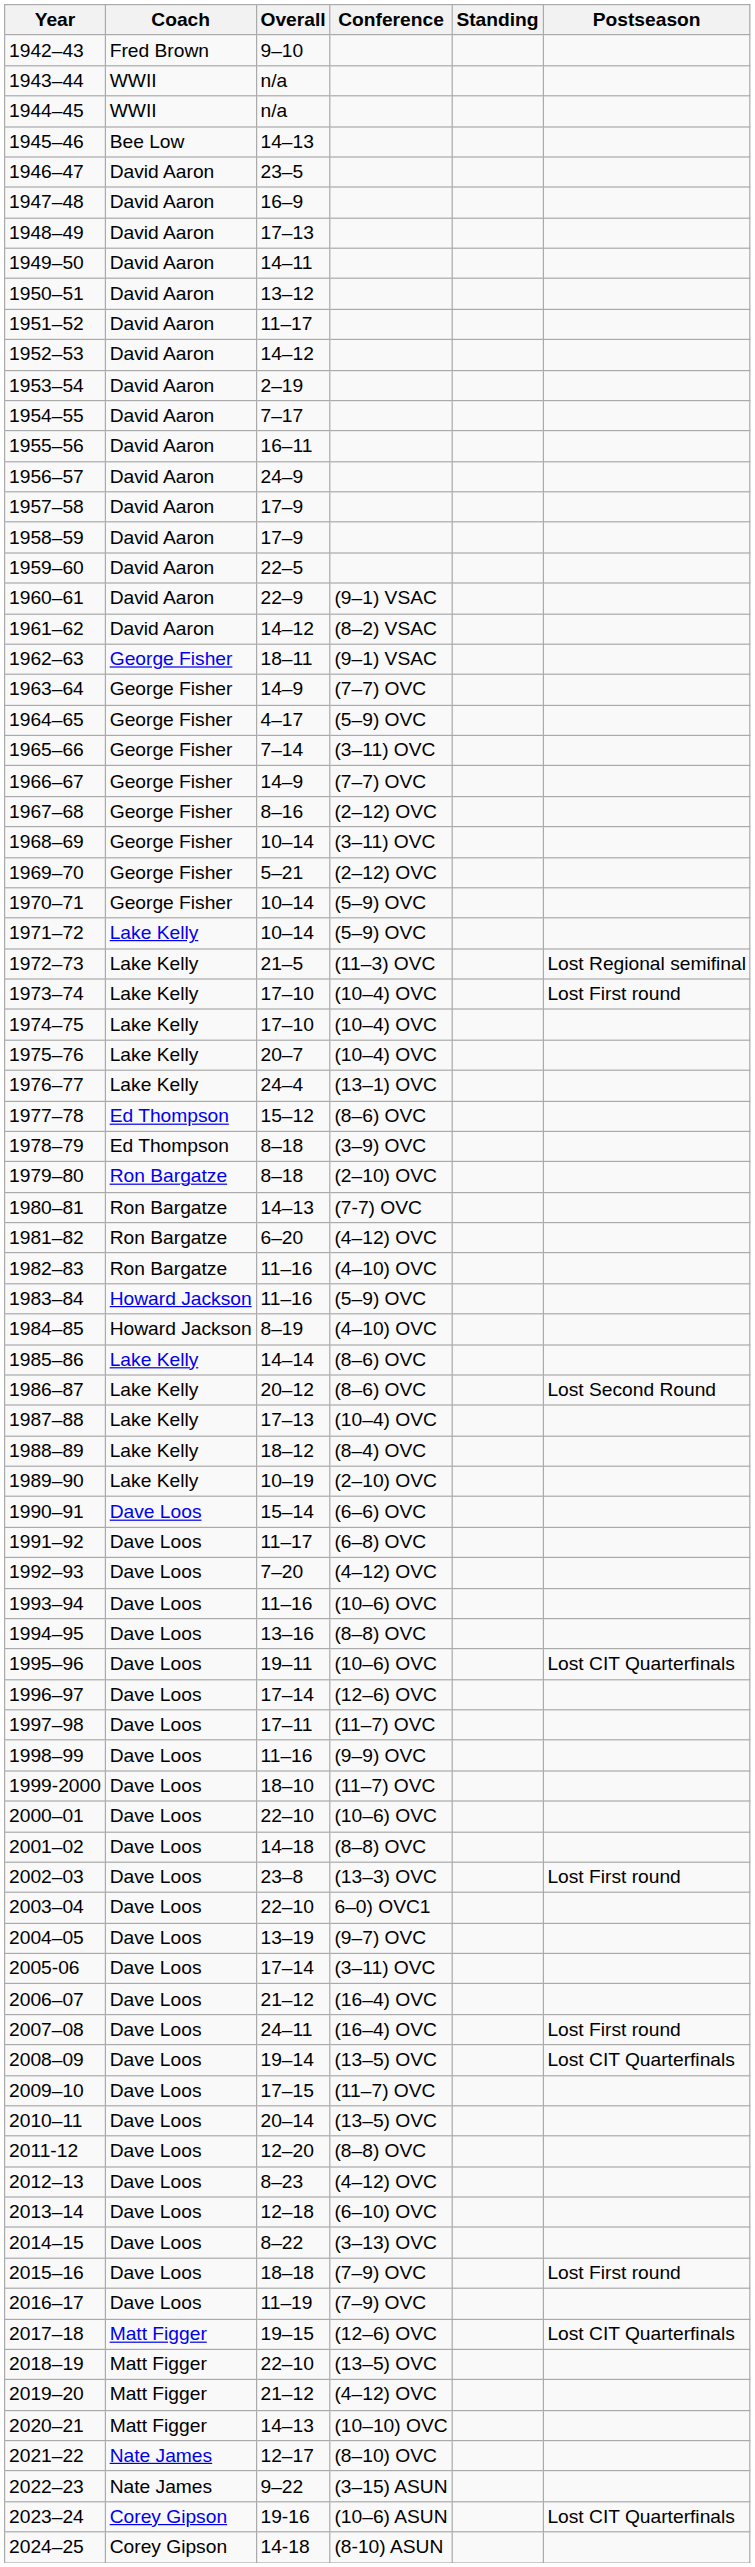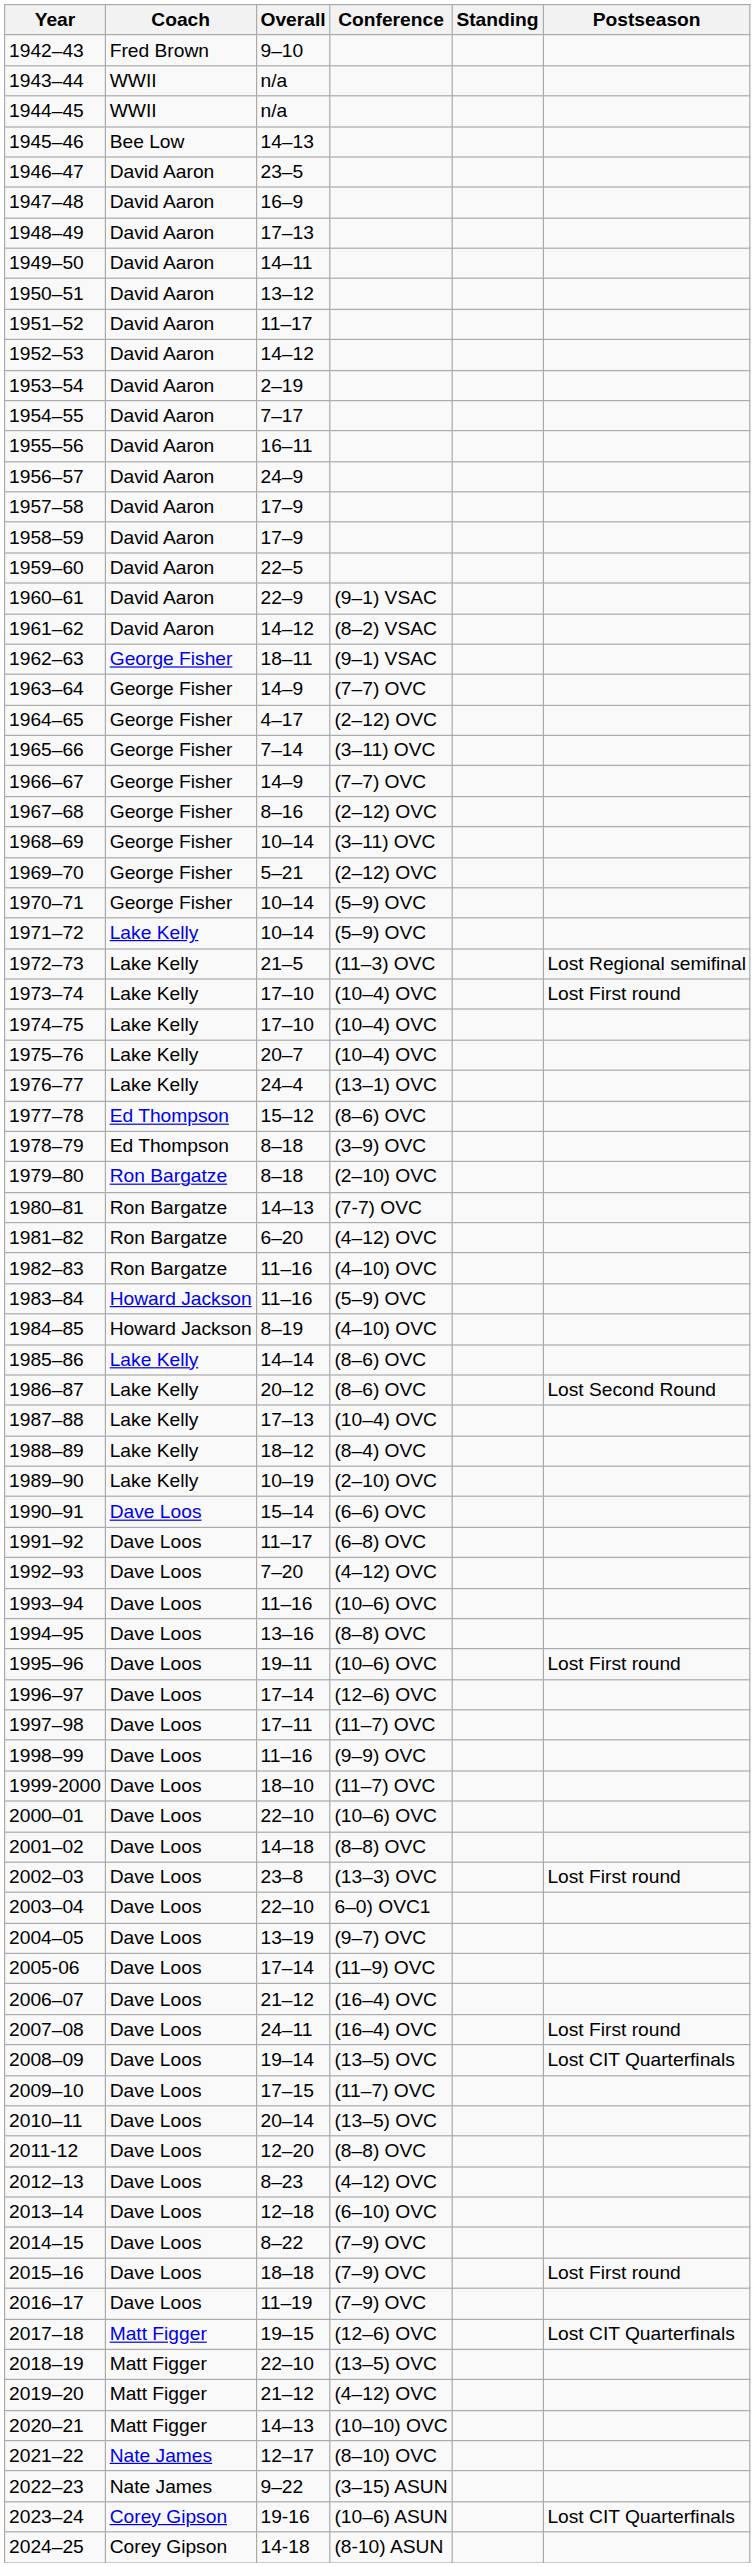(380, 720) (5–9) OVC -> (386, 720) (2–12) OVC
(641, 1664) Lost CIT Quarterfinals -> (614, 1664) Lost First round
(385, 1968) (3–11) OVC -> (385, 1968) (11–9) OVC
(386, 2242) (3–13) OVC -> (380, 2242) (7–9) OVC
